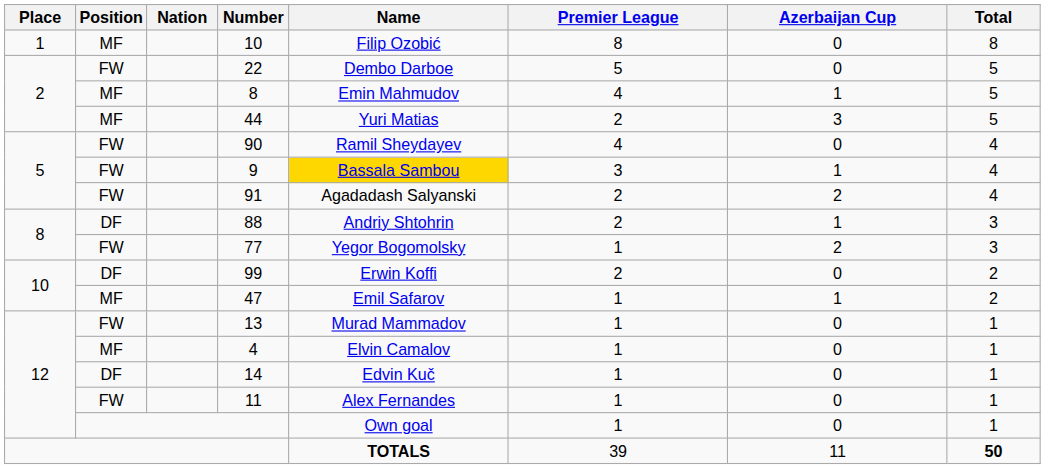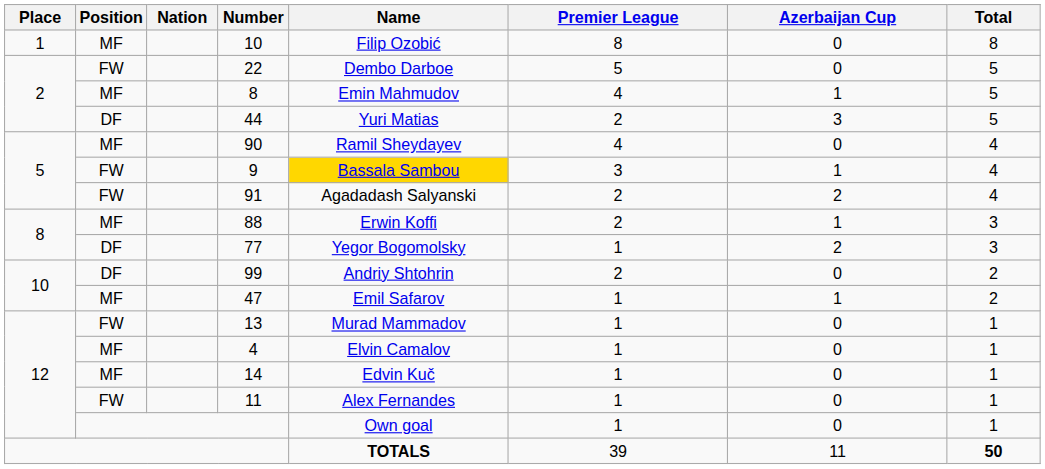(111, 119) MF -> (111, 119) DF
(111, 145) FW -> (111, 145) MF
(111, 222) DF -> (111, 222) MF
(399, 222) Andriy Shtohrin -> (399, 222) Erwin Koffi
(111, 247) FW -> (111, 247) DF
(399, 273) Erwin Koffi -> (399, 273) Andriy Shtohrin
(111, 375) DF -> (111, 375) MF
